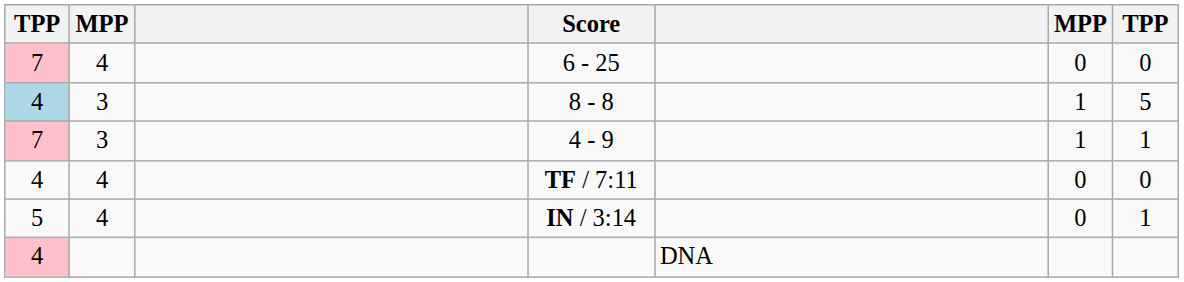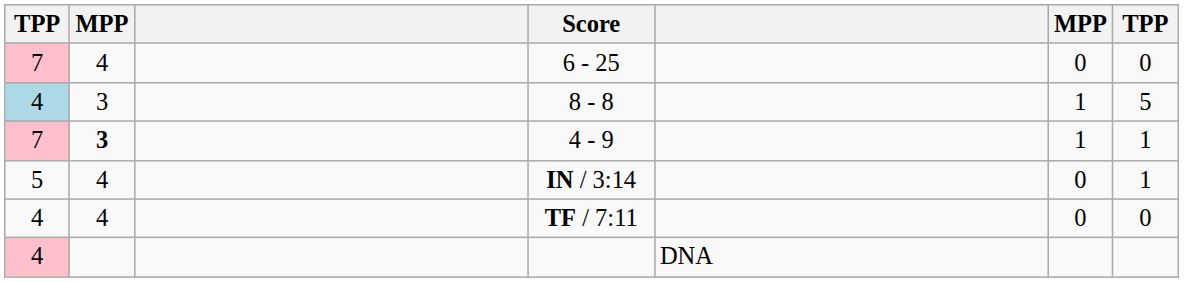(102, 140) normal -> (102, 140) bold
rows swapped: (591, 179) <-> (591, 218)
